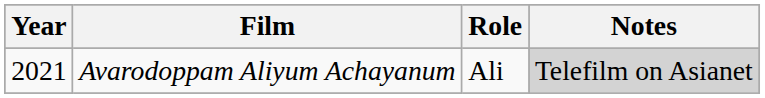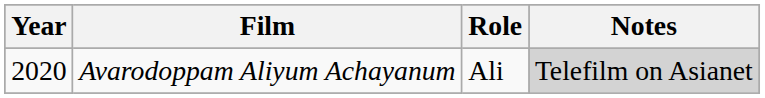(39, 70) 2021 -> (39, 70) 2020
